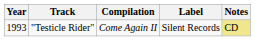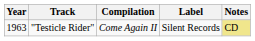(17, 28) 1993 -> (17, 28) 1963
